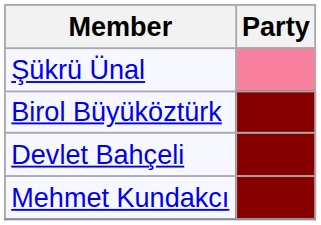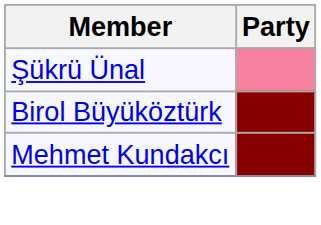- row: (98, 155)
